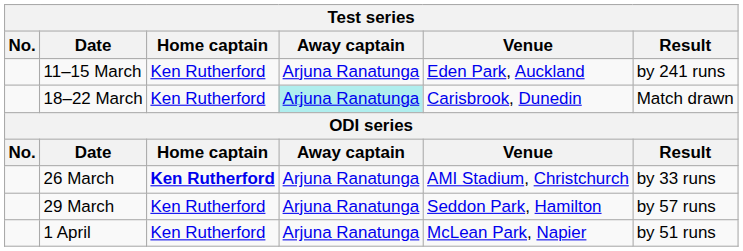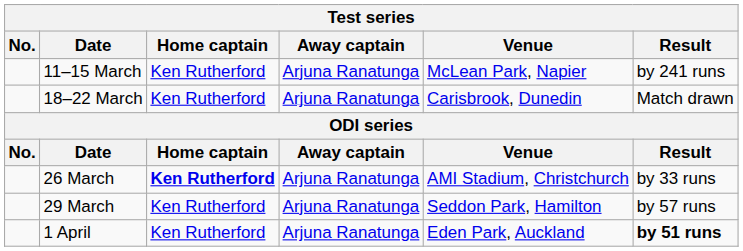(506, 71) Eden Park, Auckland -> (507, 71) McLean Park, Napier
(351, 98) paleturquoise background -> (351, 98) no background
(507, 233) McLean Park, Napier -> (506, 233) Eden Park, Auckland
(676, 233) normal -> (679, 233) bold
